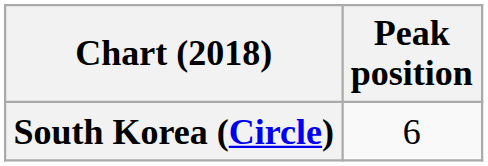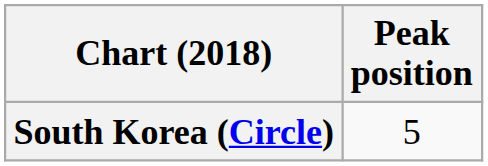(412, 130) 6 -> (412, 130) 5
